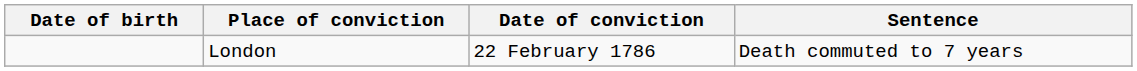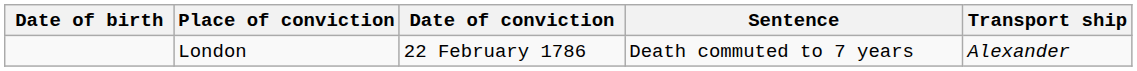+ column: (1047, 20)
